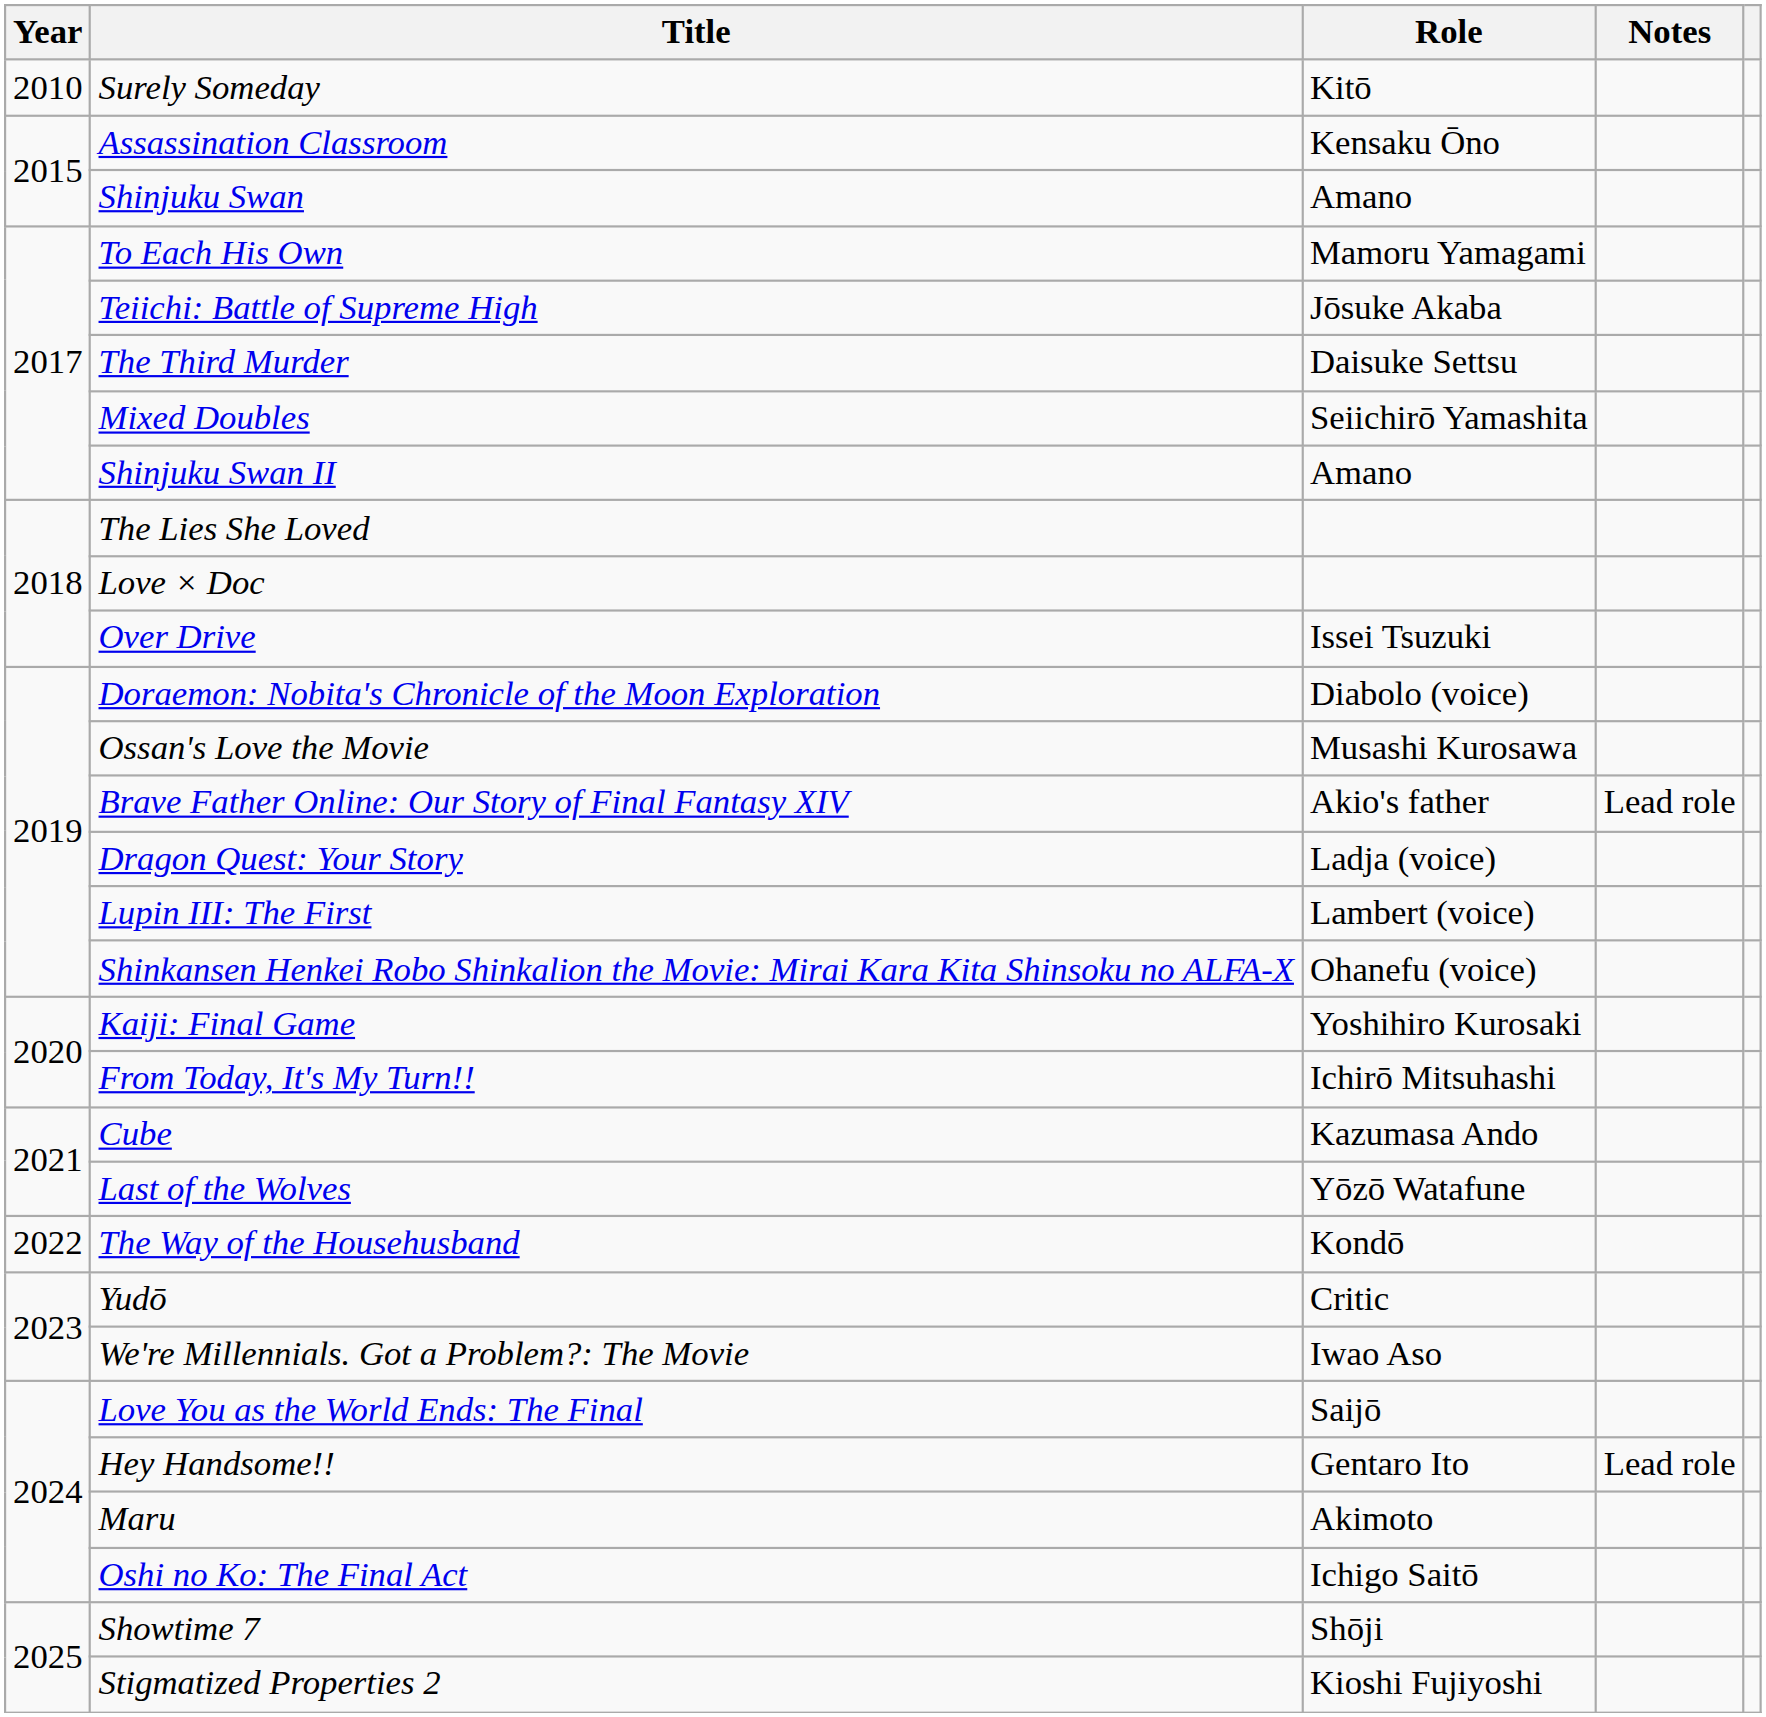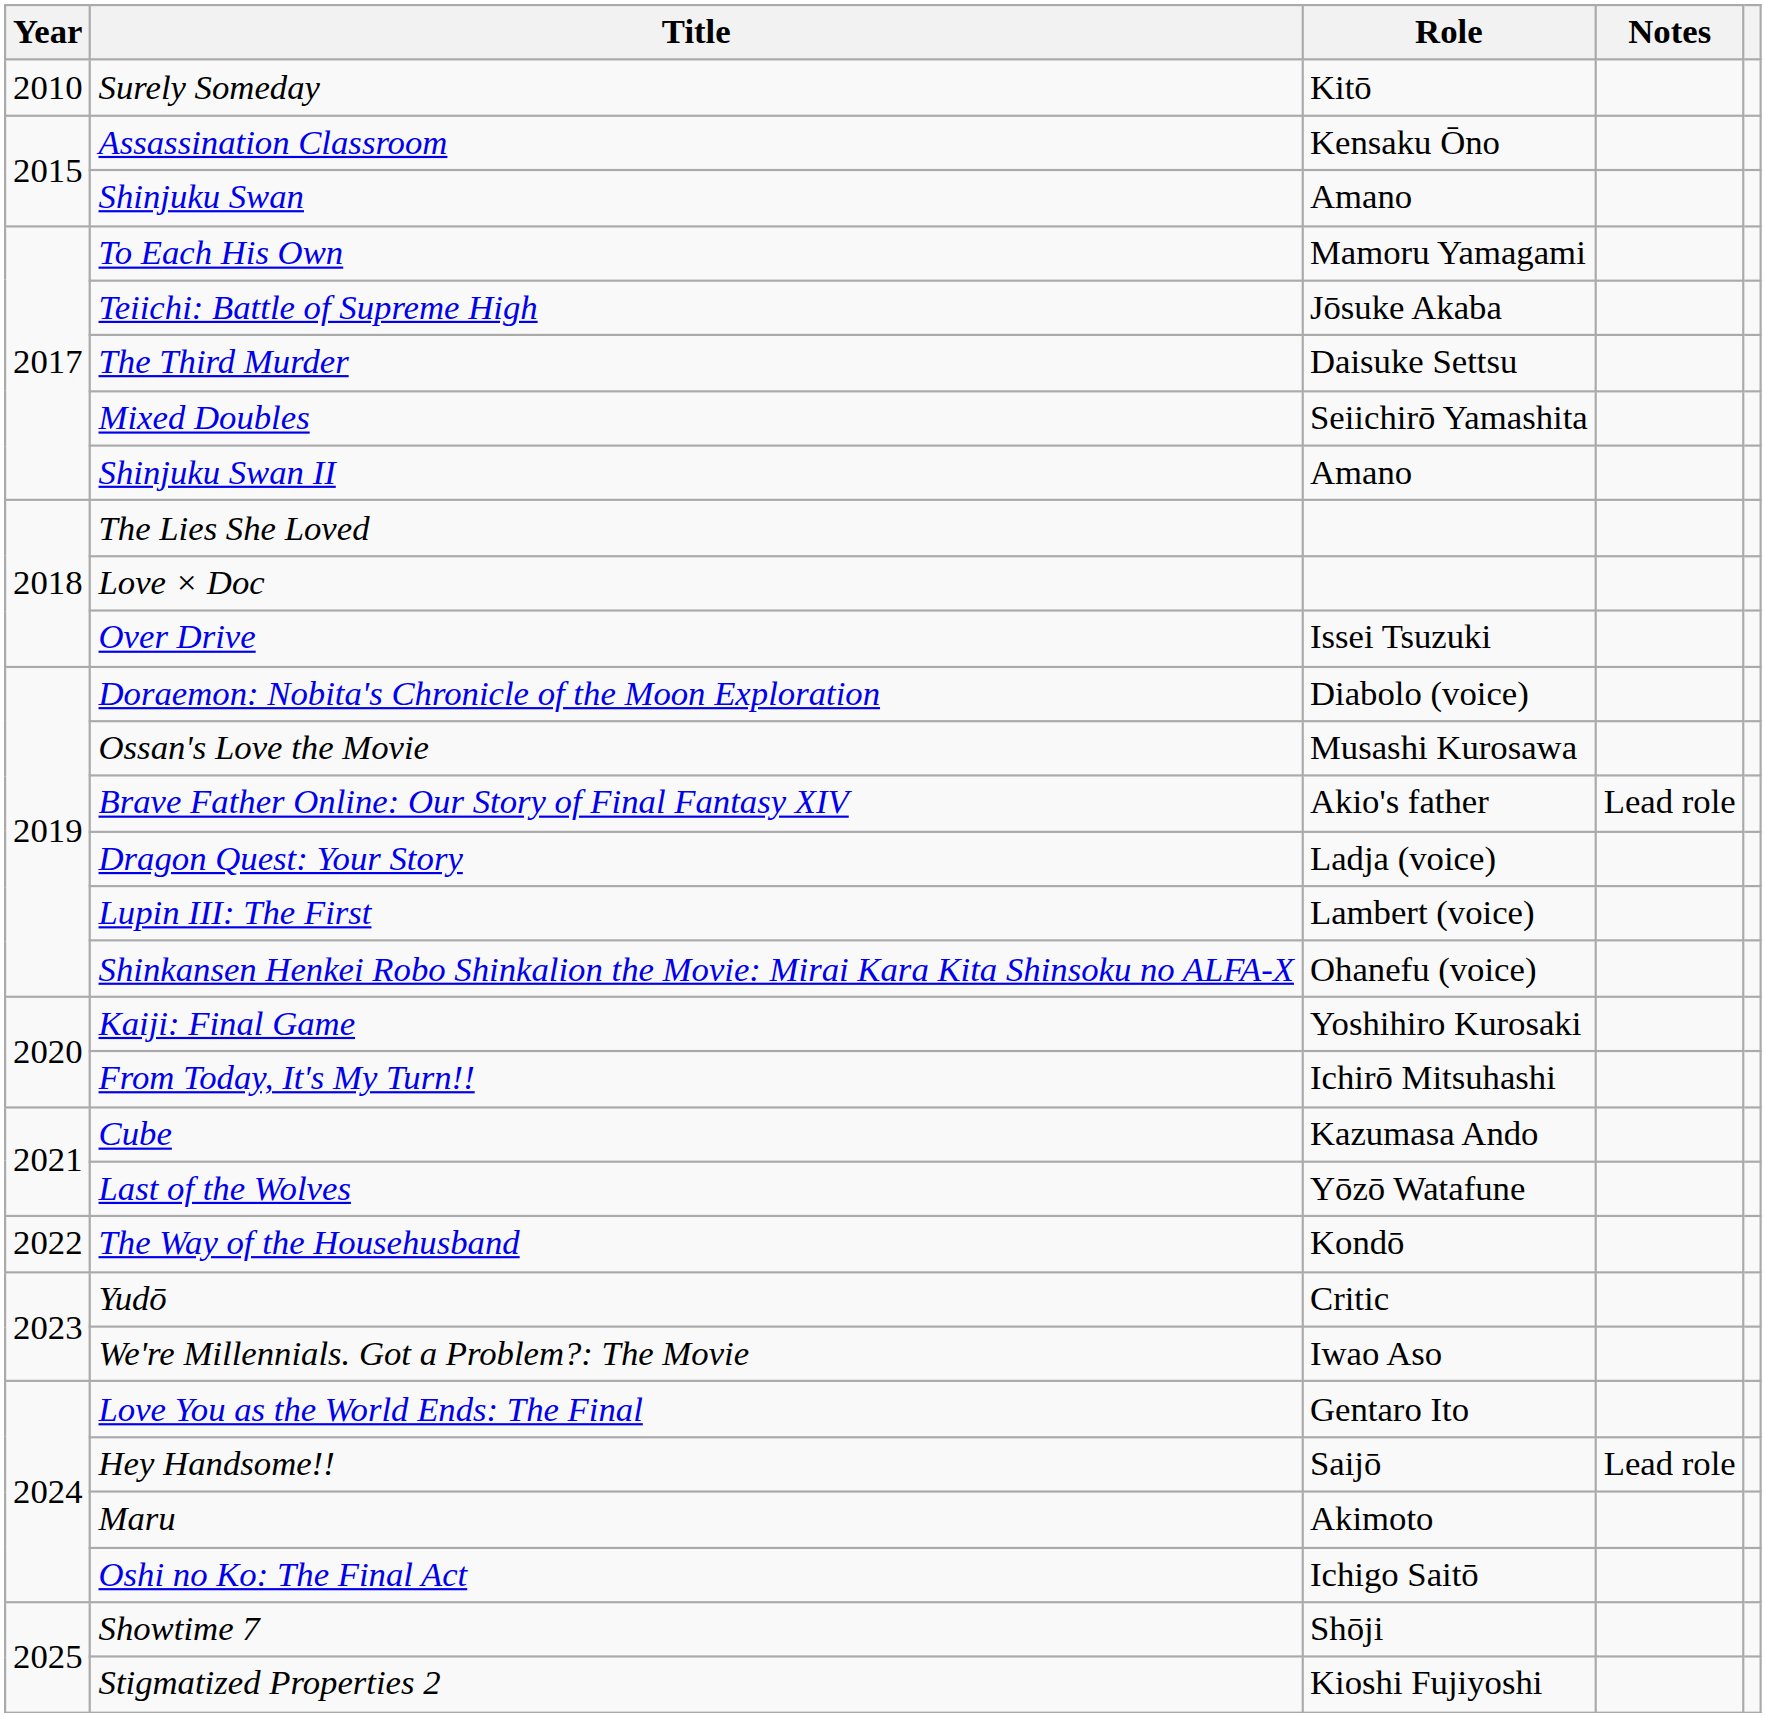(1346, 1408) Saijō -> (1390, 1408) Gentaro Ito
(1390, 1463) Gentaro Ito -> (1346, 1463) Saijō
